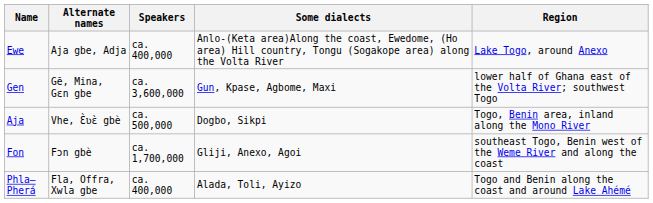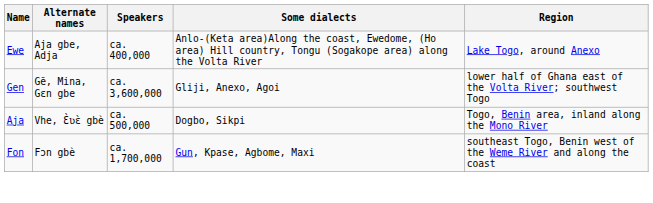(267, 88) Gun, Kpase, Agbome, Maxi -> (228, 88) Gliji, Anexo, Agoi
(249, 153) Gliji, Anexo, Agoi -> (245, 153) Gun, Kpase, Agbome, Maxi
- row: (21, 185)
